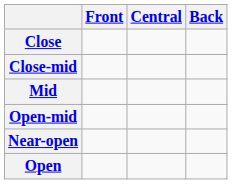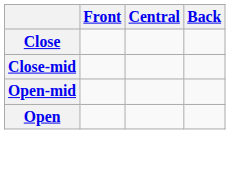- row: (43, 91)
- row: (43, 141)
